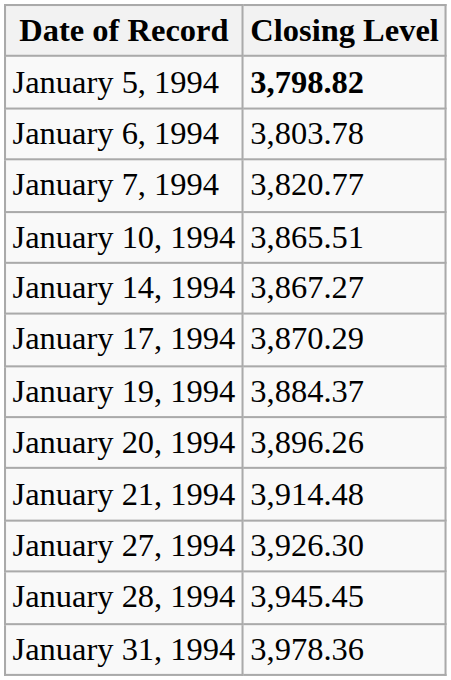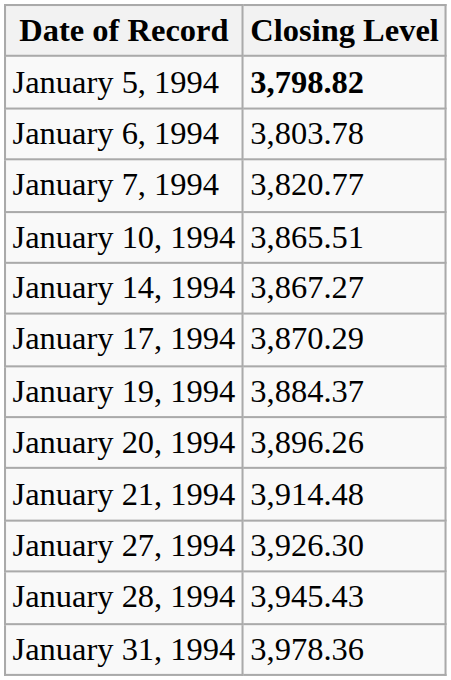(307, 596) 3,945.45 -> (307, 596) 3,945.43
